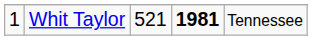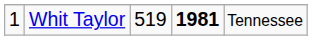(150, 19) 521 -> (150, 19) 519
